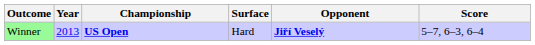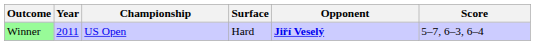(68, 31) 2013 -> (68, 31) 2011
(106, 31) bold -> (105, 31) normal
